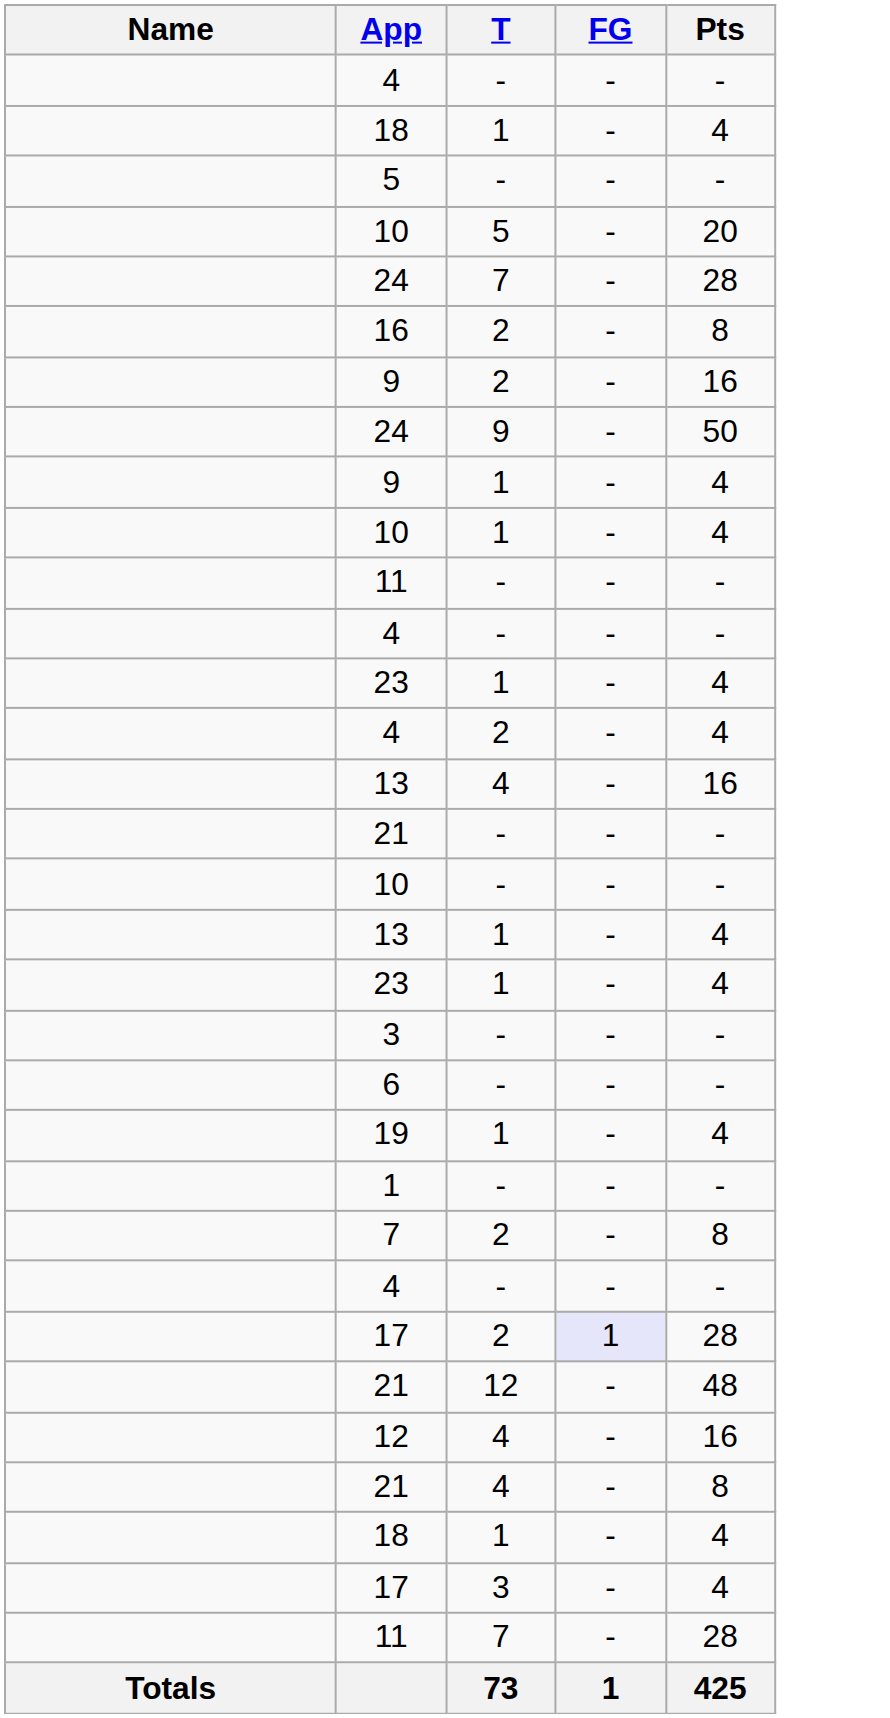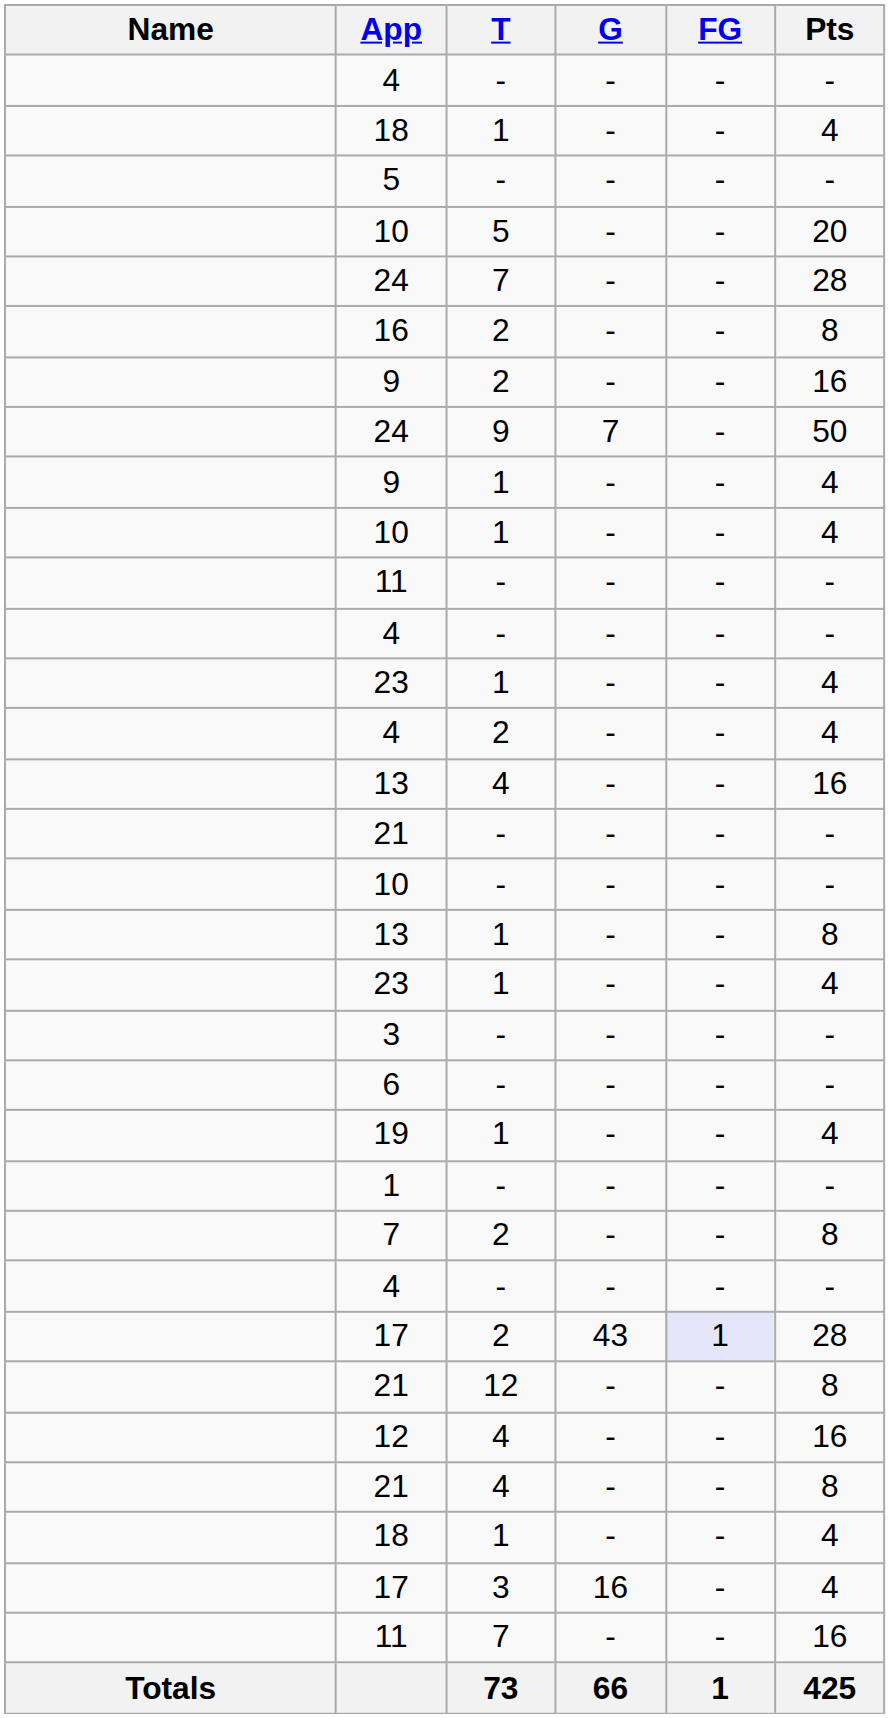+ column: (610, 29)
(720, 933) 4 -> (830, 933) 8
(720, 1386) 48 -> (830, 1386) 8
(720, 1637) 28 -> (830, 1637) 16
